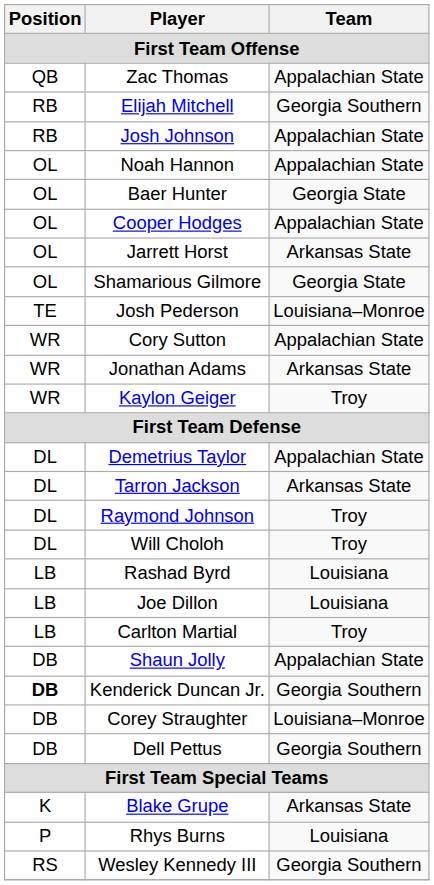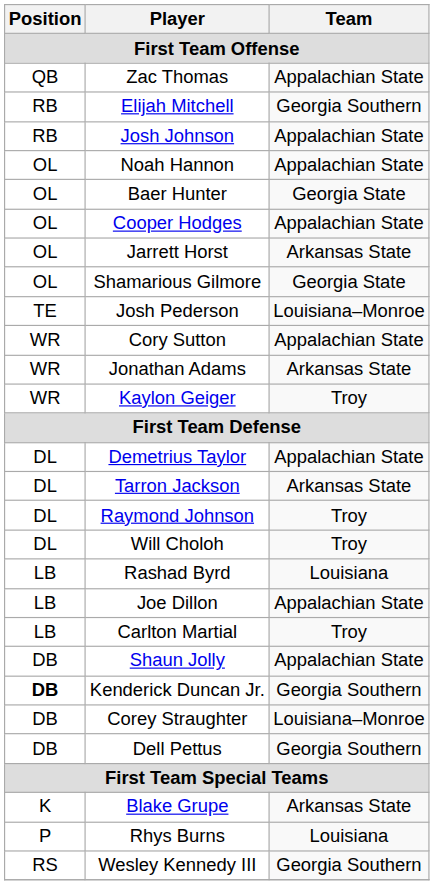(349, 602) Louisiana -> (349, 602) Appalachian State
